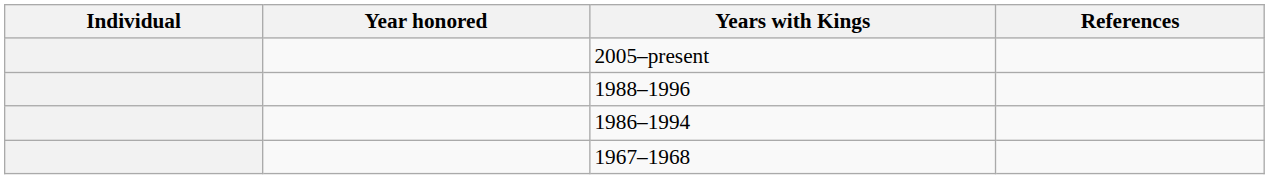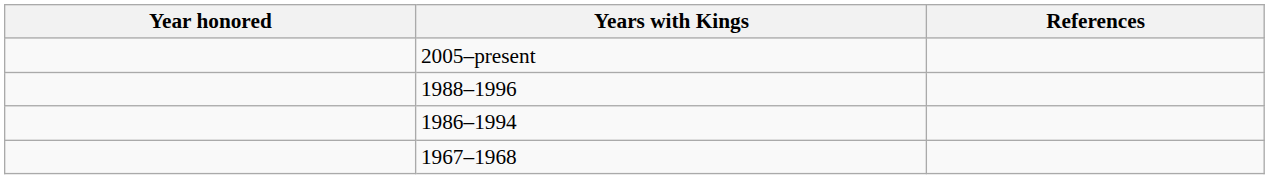- column: (134, 21)
